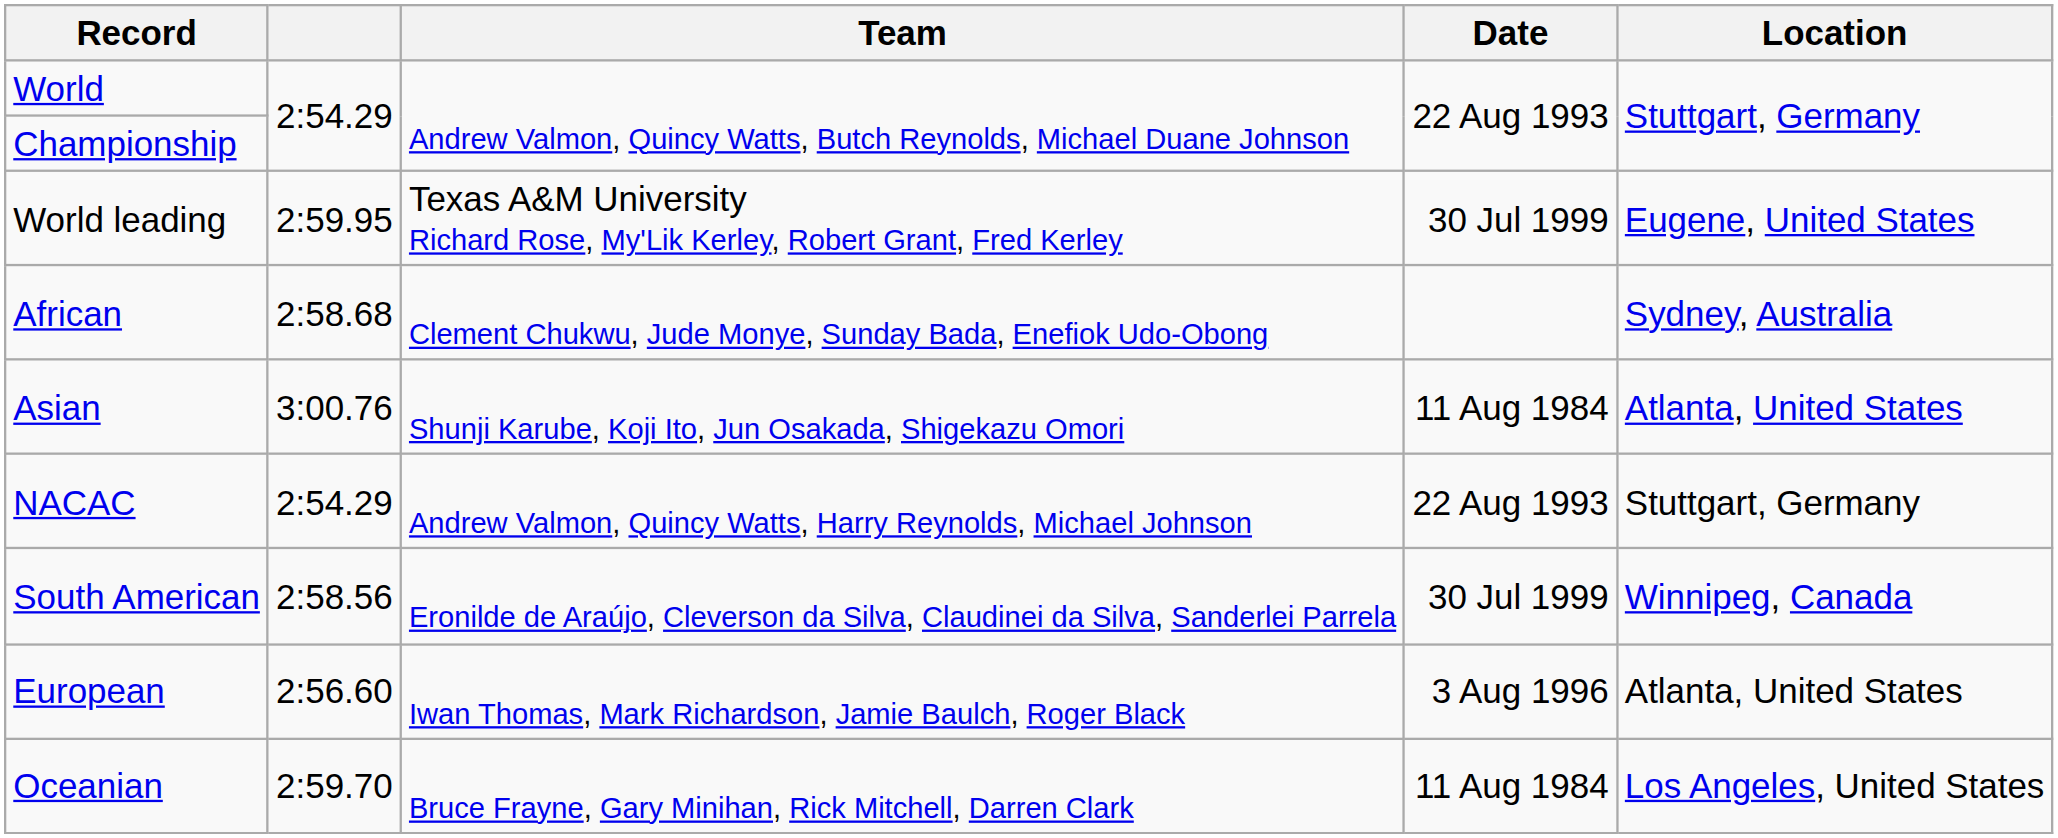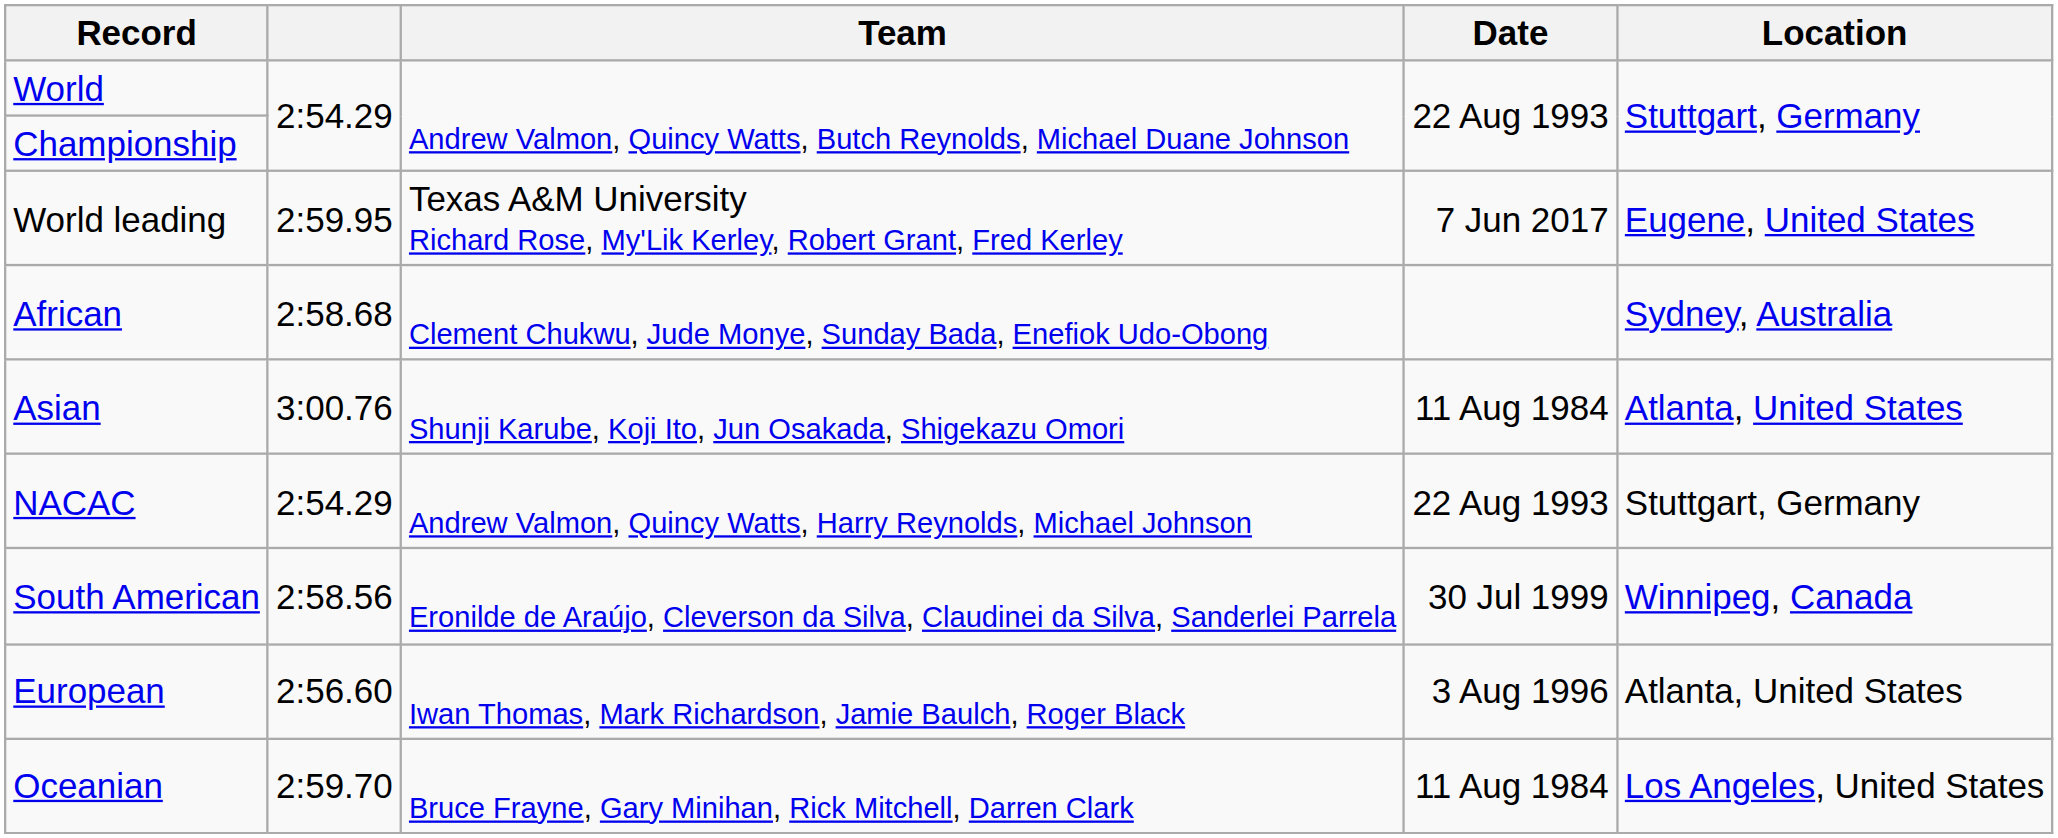(1518, 219) 30 Jul 1999 -> (1522, 219) 7 Jun 2017
